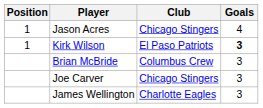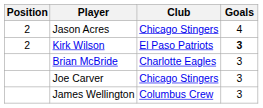(27, 29) 1 -> (27, 29) 2
(27, 45) 1 -> (27, 45) 2
(176, 62) Columbus Crew -> (178, 62) Charlotte Eagles
(178, 95) Charlotte Eagles -> (176, 95) Columbus Crew
